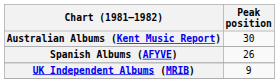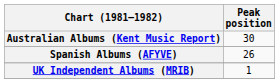(249, 70) 9 -> (249, 70) 1
